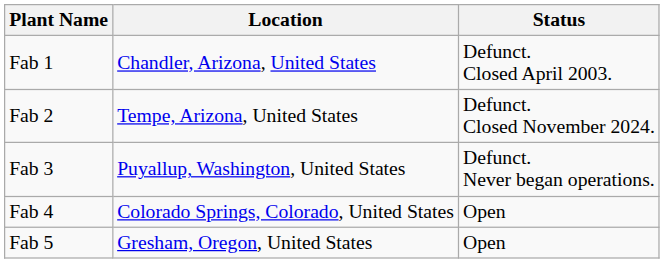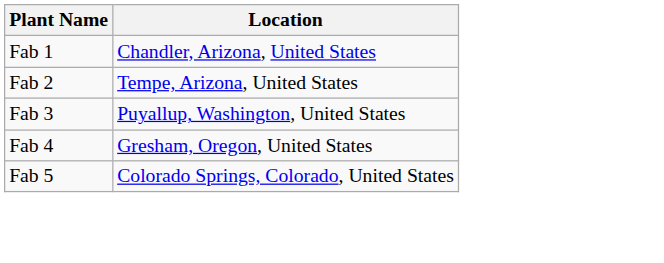- column: (559, 20)
(286, 211) Colorado Springs, Colorado, United States -> (245, 144) Gresham, Oregon, United States
(245, 242) Gresham, Oregon, United States -> (286, 176) Colorado Springs, Colorado, United States
